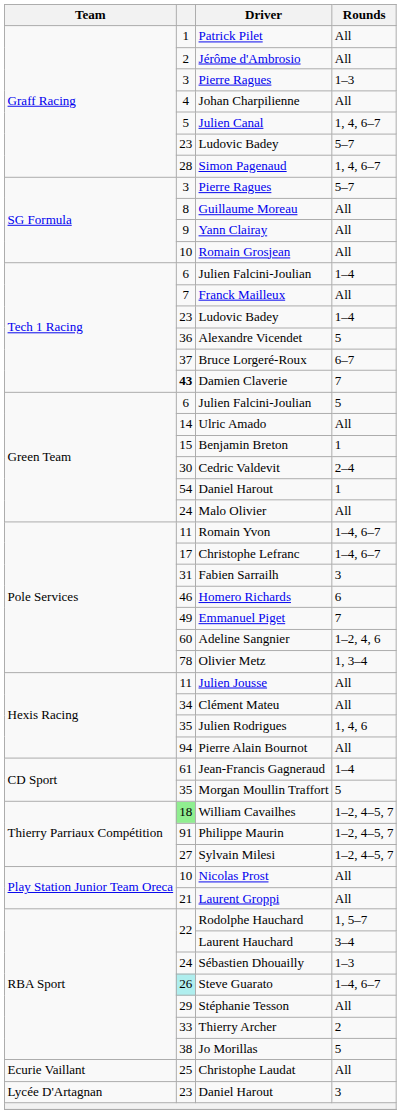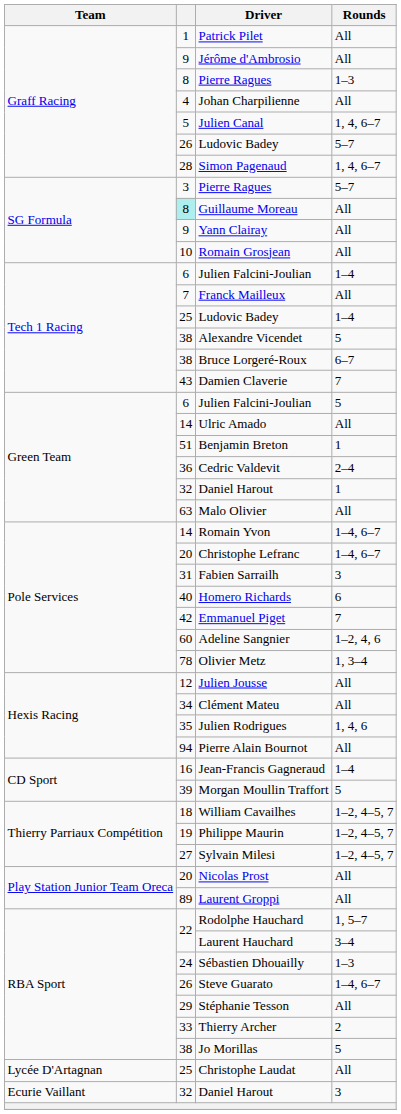(186, 57) 2 -> (186, 57) 9
(186, 79) 3 -> (186, 79) 8
(186, 144) 23 -> (186, 144) 26
(186, 208) no background -> (186, 208) paleturquoise background
(186, 316) 23 -> (186, 316) 25
(186, 337) 36 -> (186, 337) 38
(186, 359) 37 -> (186, 359) 38
(186, 381) bold -> (186, 381) normal
(186, 445) 15 -> (186, 445) 51
(186, 467) 30 -> (186, 467) 36
(186, 488) 54 -> (186, 488) 32
(186, 510) 24 -> (186, 510) 63
(186, 531) 11 -> (186, 531) 14
(186, 553) 17 -> (186, 553) 20
(186, 596) 46 -> (186, 596) 40
(186, 617) 49 -> (186, 617) 42
(186, 682) 11 -> (186, 682) 12
(186, 768) 61 -> (186, 768) 16
(186, 790) 35 -> (186, 790) 39
(186, 811) lightgreen background -> (186, 811) no background
(186, 833) 91 -> (186, 833) 19
(186, 876) 10 -> (186, 876) 20
(186, 898) 21 -> (186, 898) 89
(186, 984) paleturquoise background -> (186, 984) no background
(46, 1070) Ecurie Vaillant -> (55, 1070) Lycée D'Artagnan
(55, 1091) Lycée D'Artagnan -> (46, 1091) Ecurie Vaillant
(186, 1091) 23 -> (186, 1091) 32
